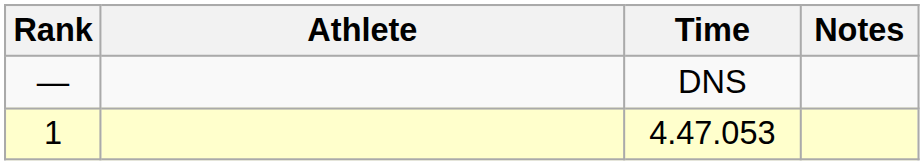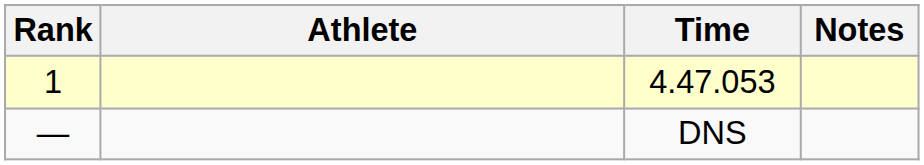rows swapped: (712, 133) <-> (712, 81)
